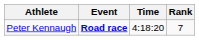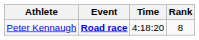(180, 28) 7 -> (180, 28) 8
